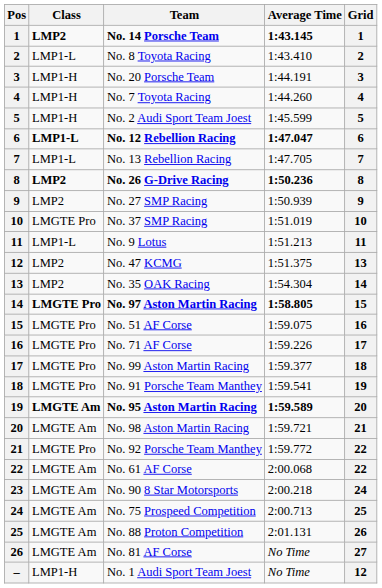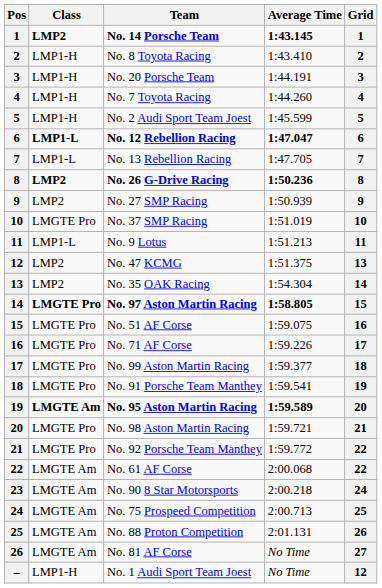(54, 56) LMP1-L -> (55, 56) LMP1-H
(64, 428) LMGTE Am -> (64, 428) LMGTE Pro
